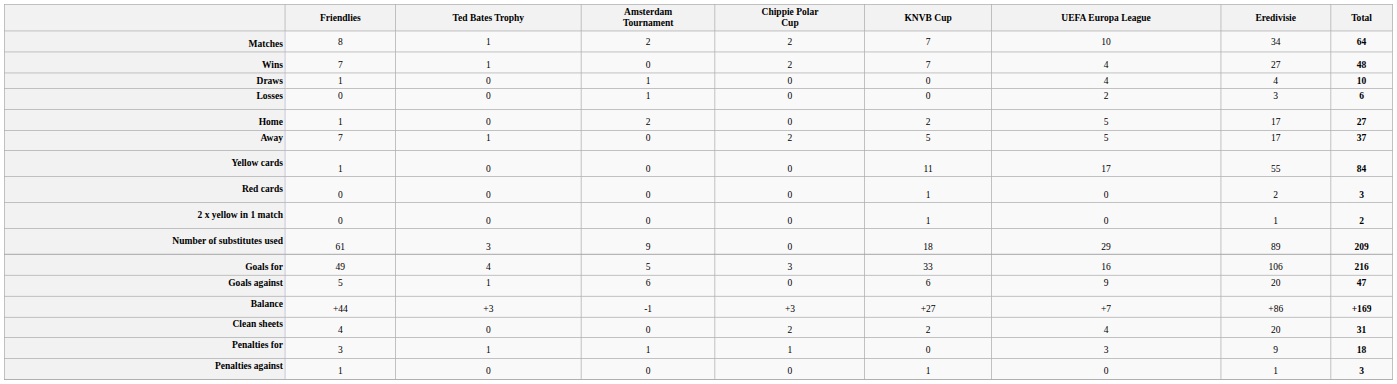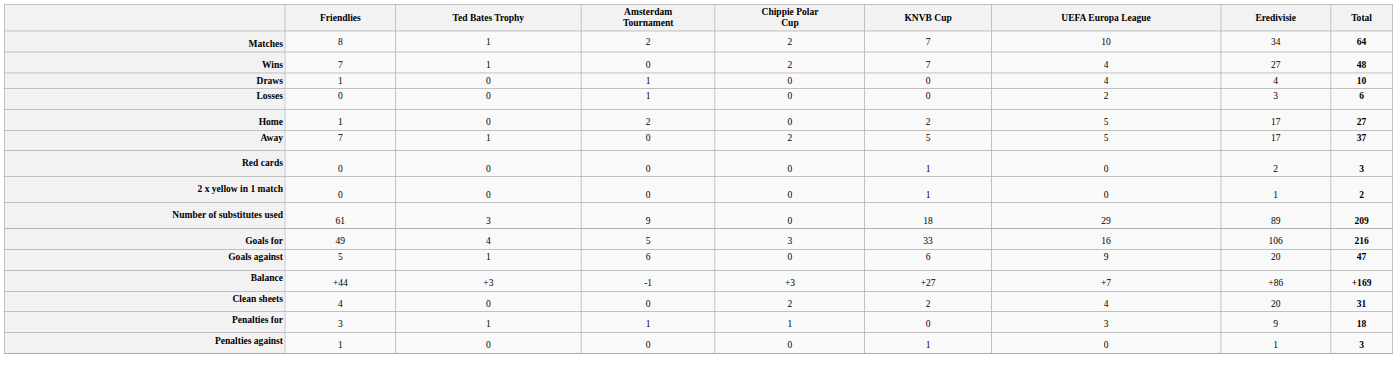- row: (257, 163)
